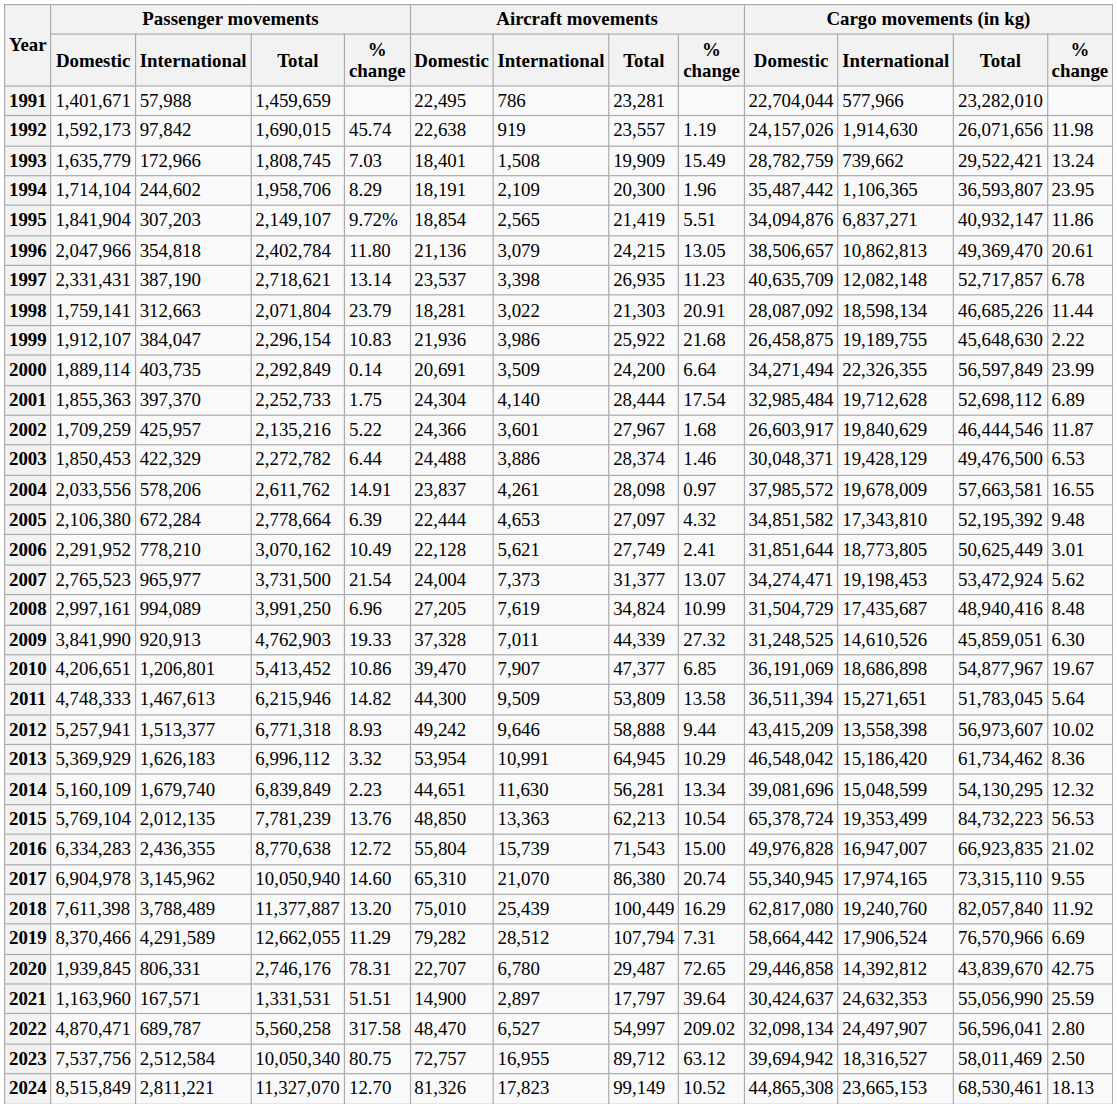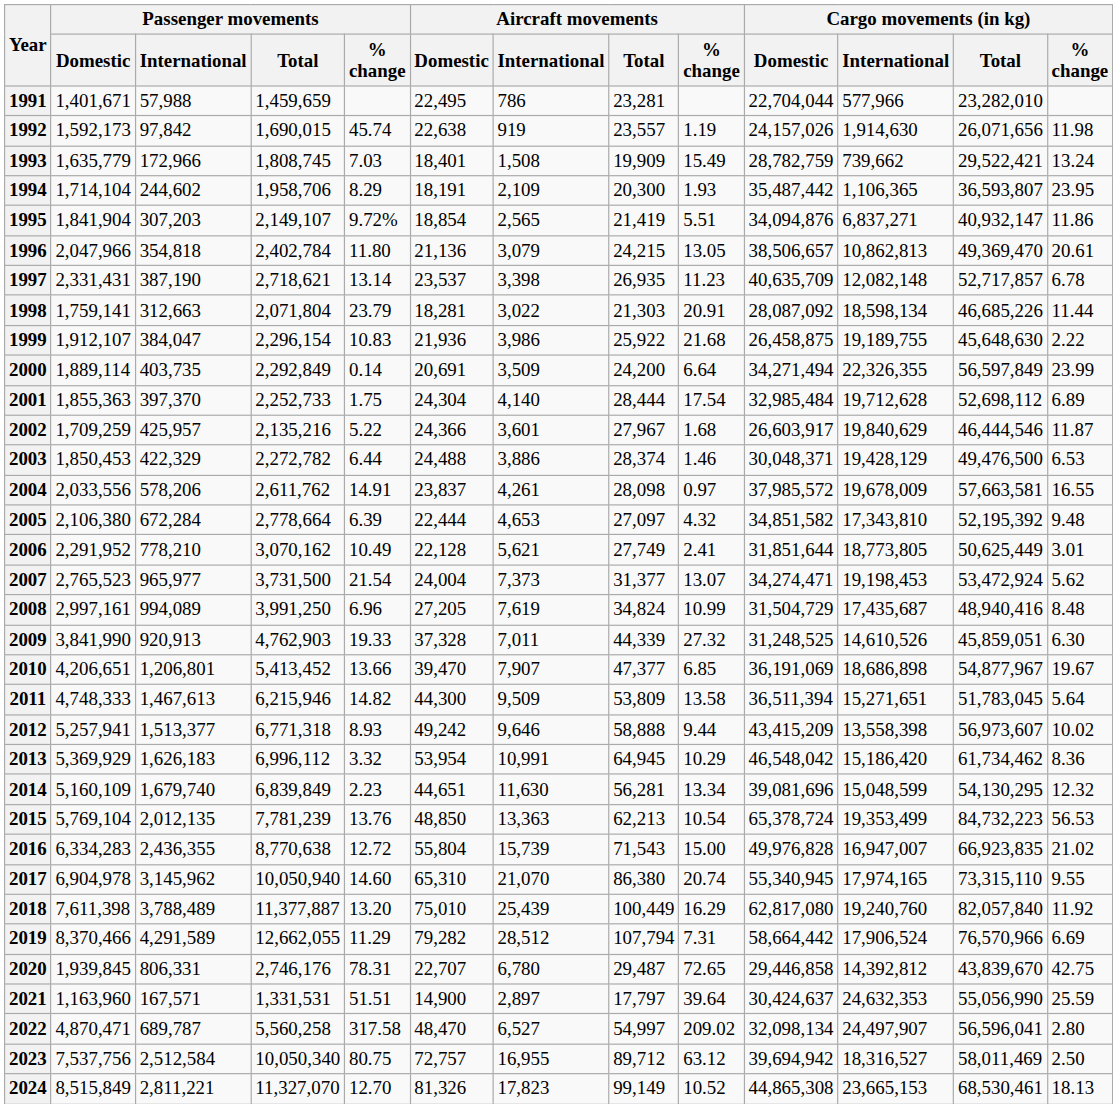(700, 190) 1.96 -> (700, 190) 1.93
(370, 669) 10.86 -> (370, 669) 13.66
